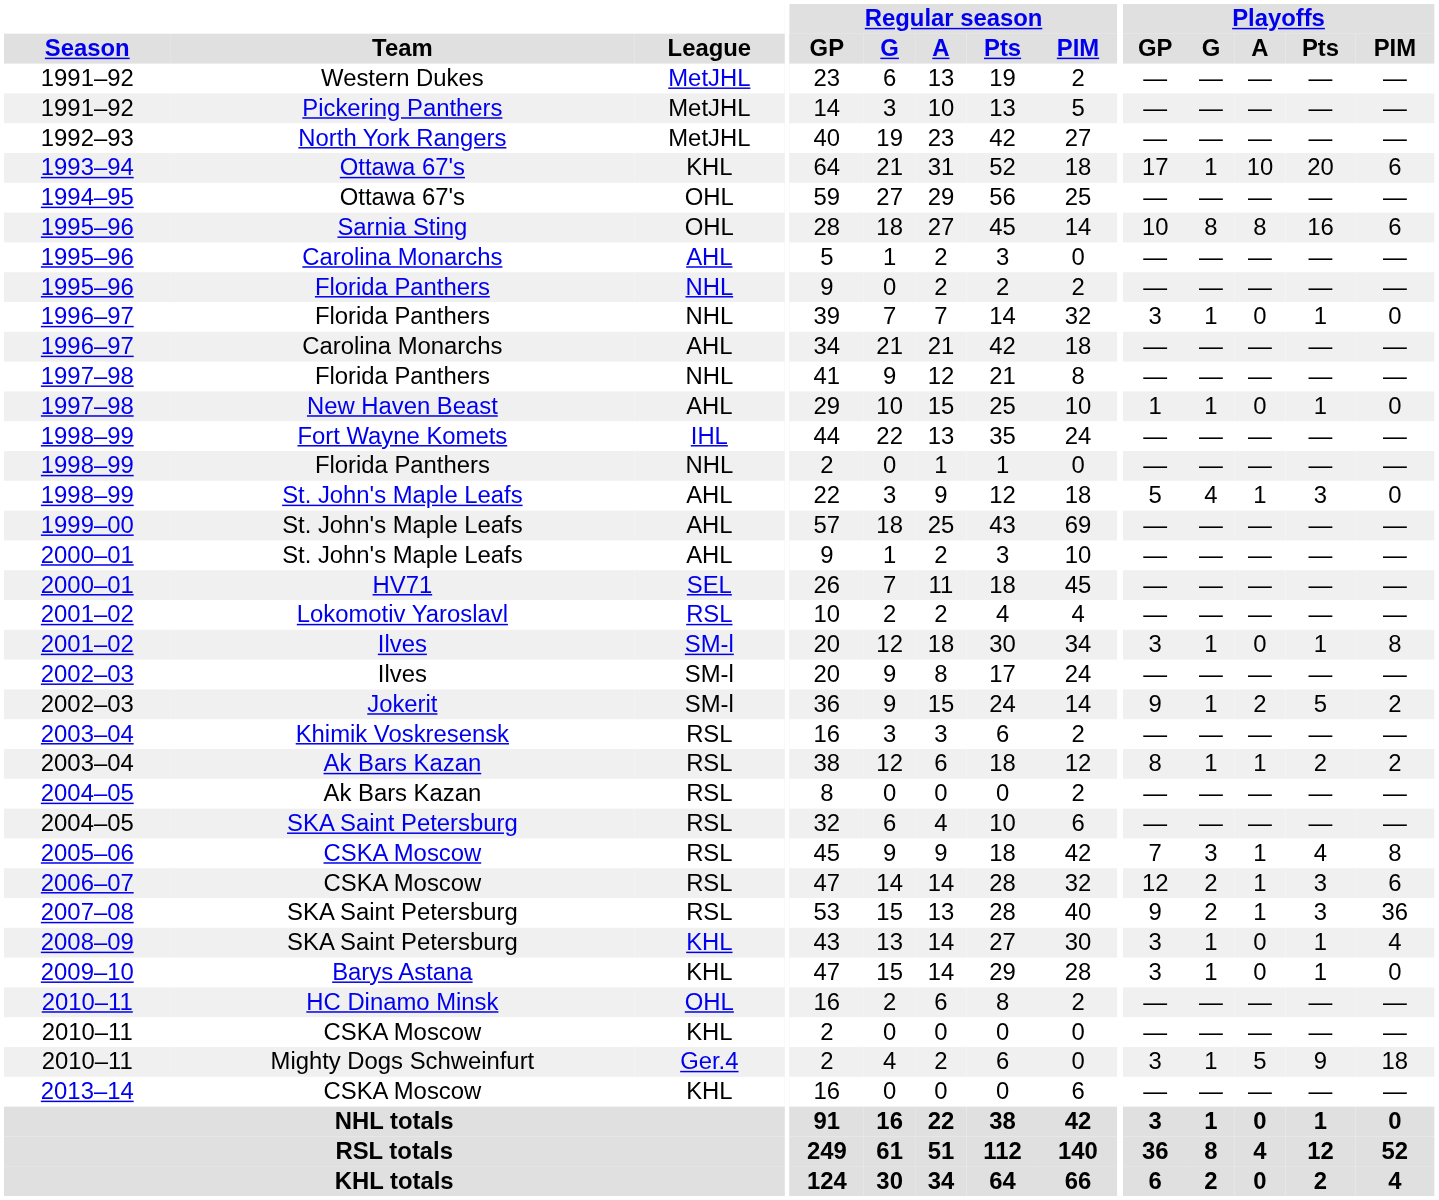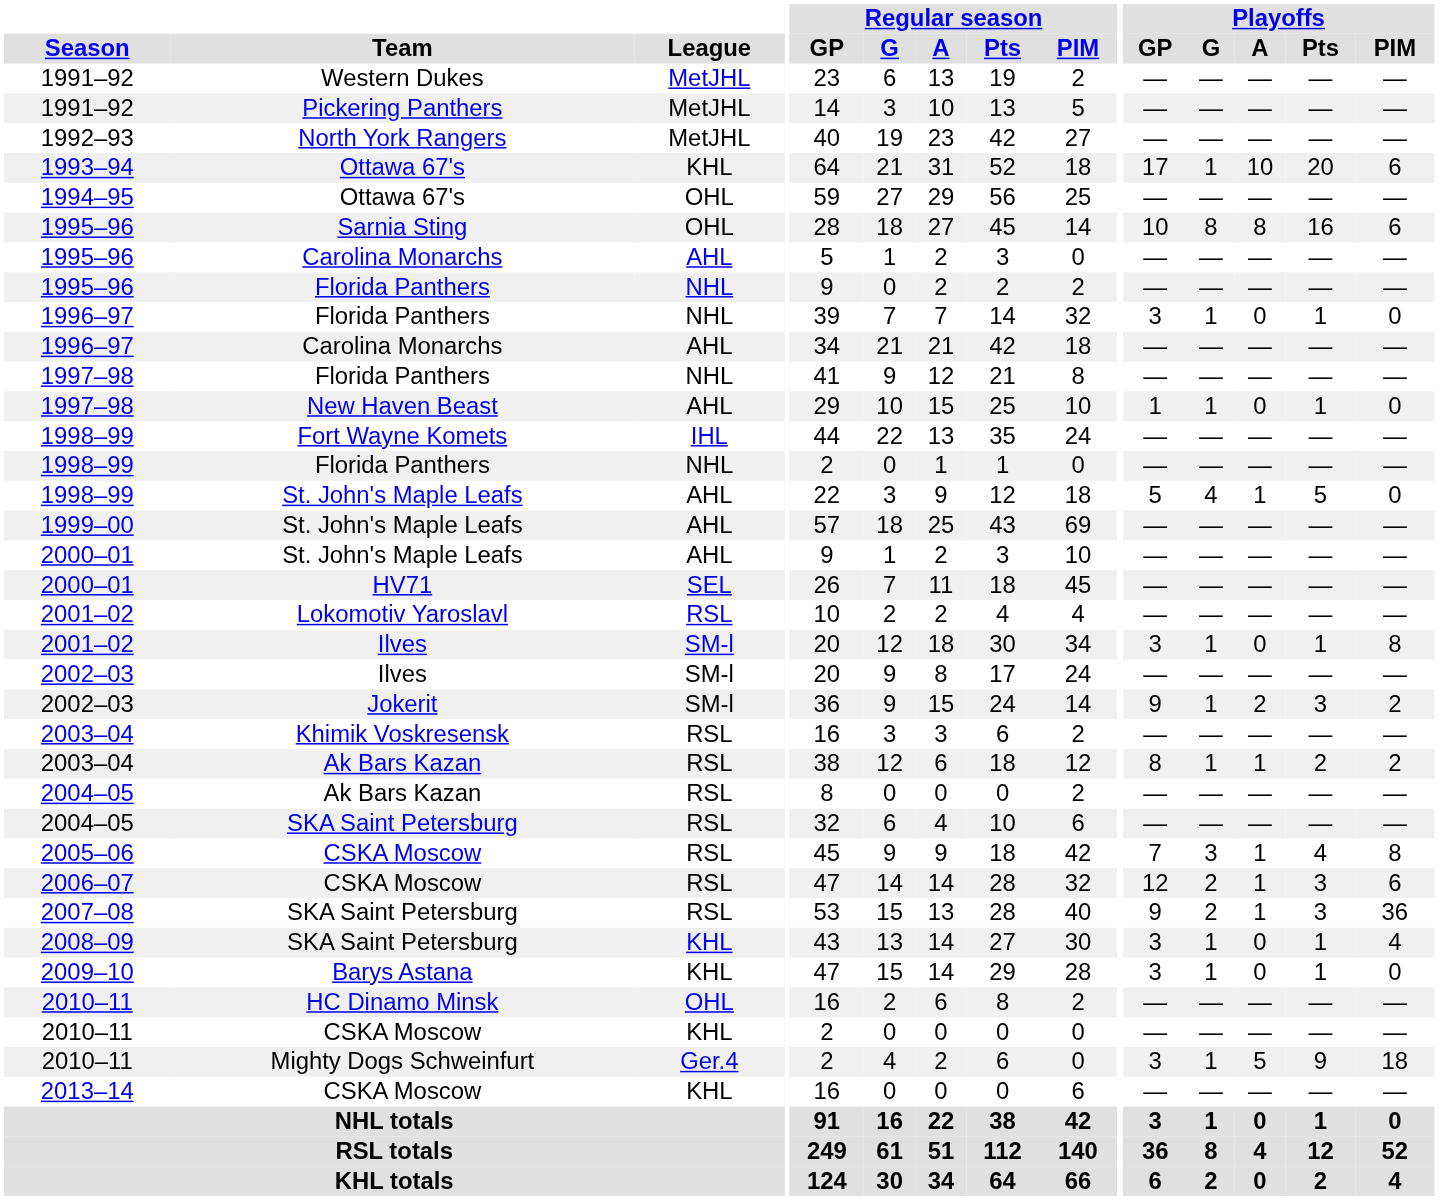(1320, 495) 3 -> (1320, 495) 5
(1320, 704) 5 -> (1320, 704) 3
